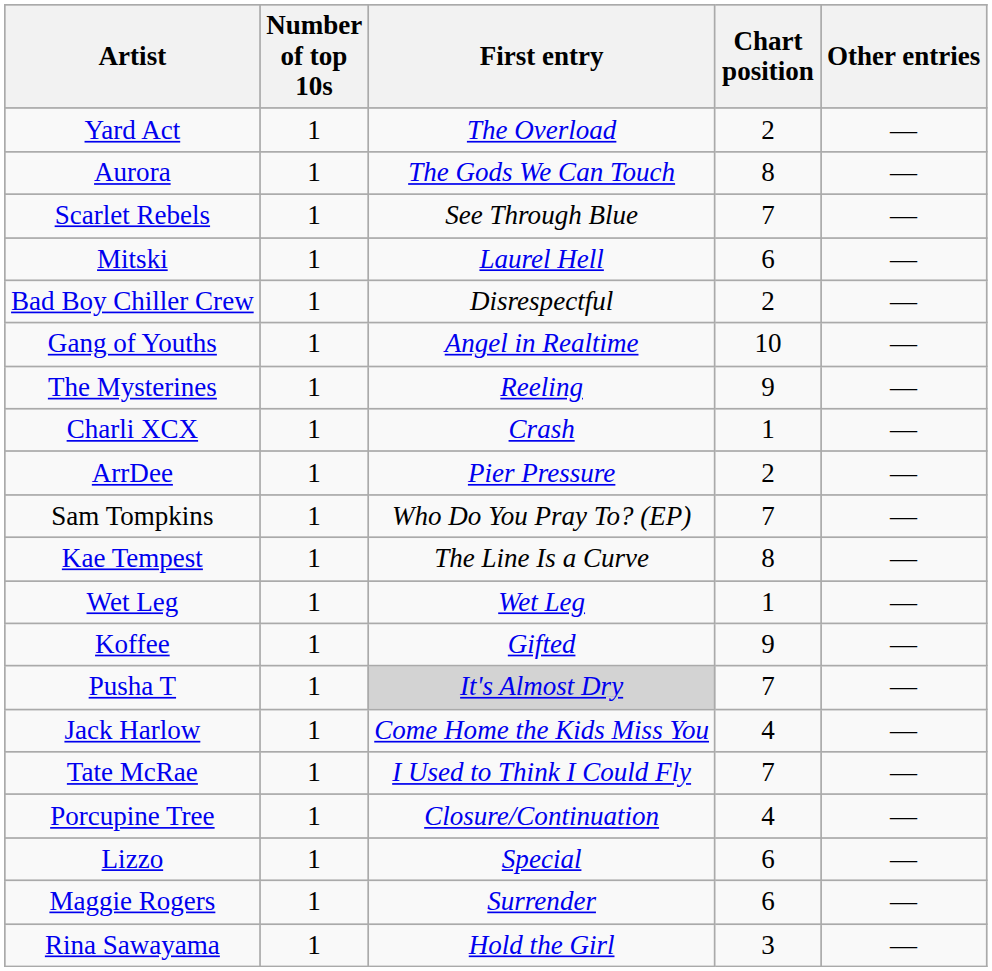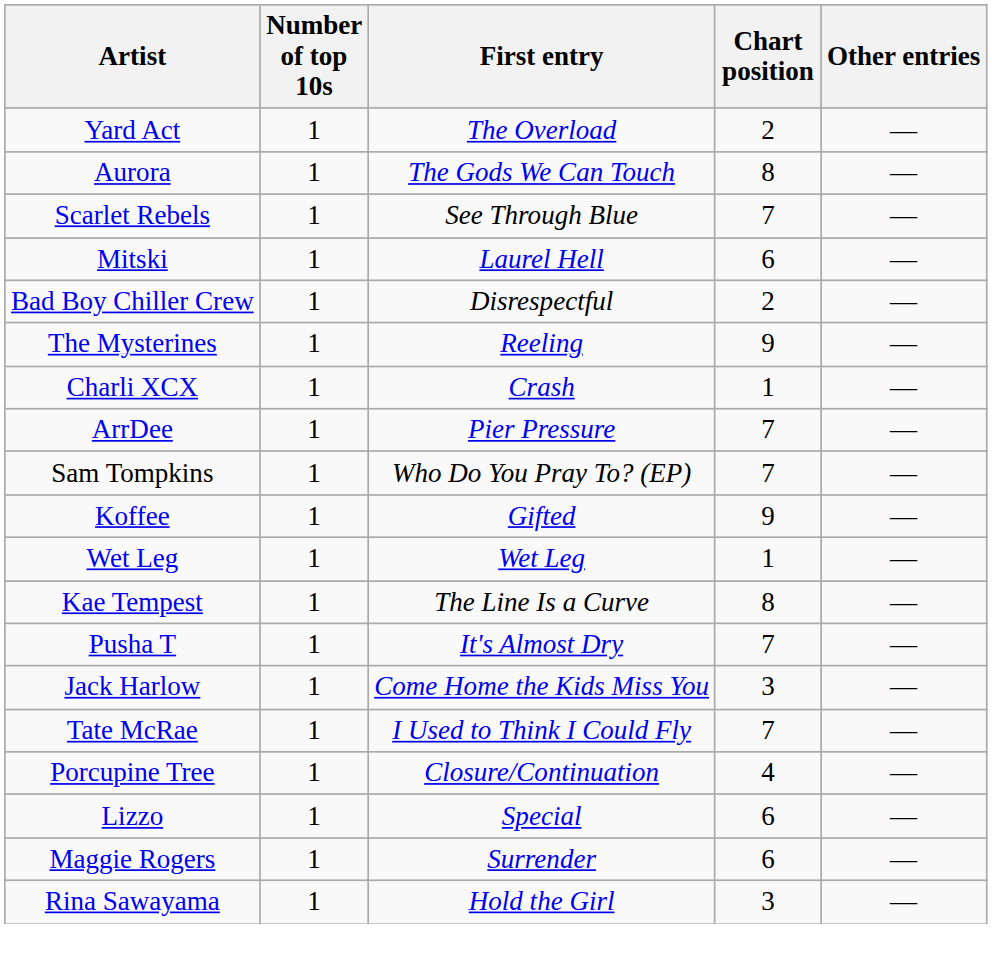- row: (132, 344)
(768, 472) 2 -> (768, 429) 7
rows swapped: (132, 644) <-> (132, 558)
(542, 687) lightgrey background -> (542, 644) no background
(768, 730) 4 -> (768, 687) 3
